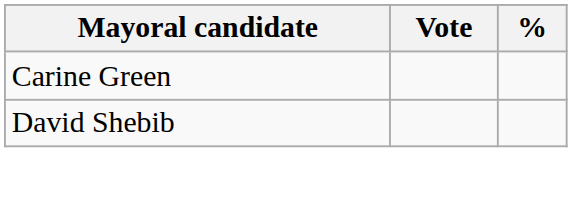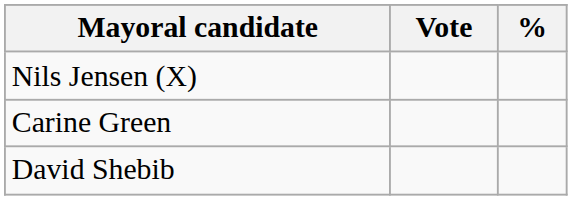+ row: (104, 75)
